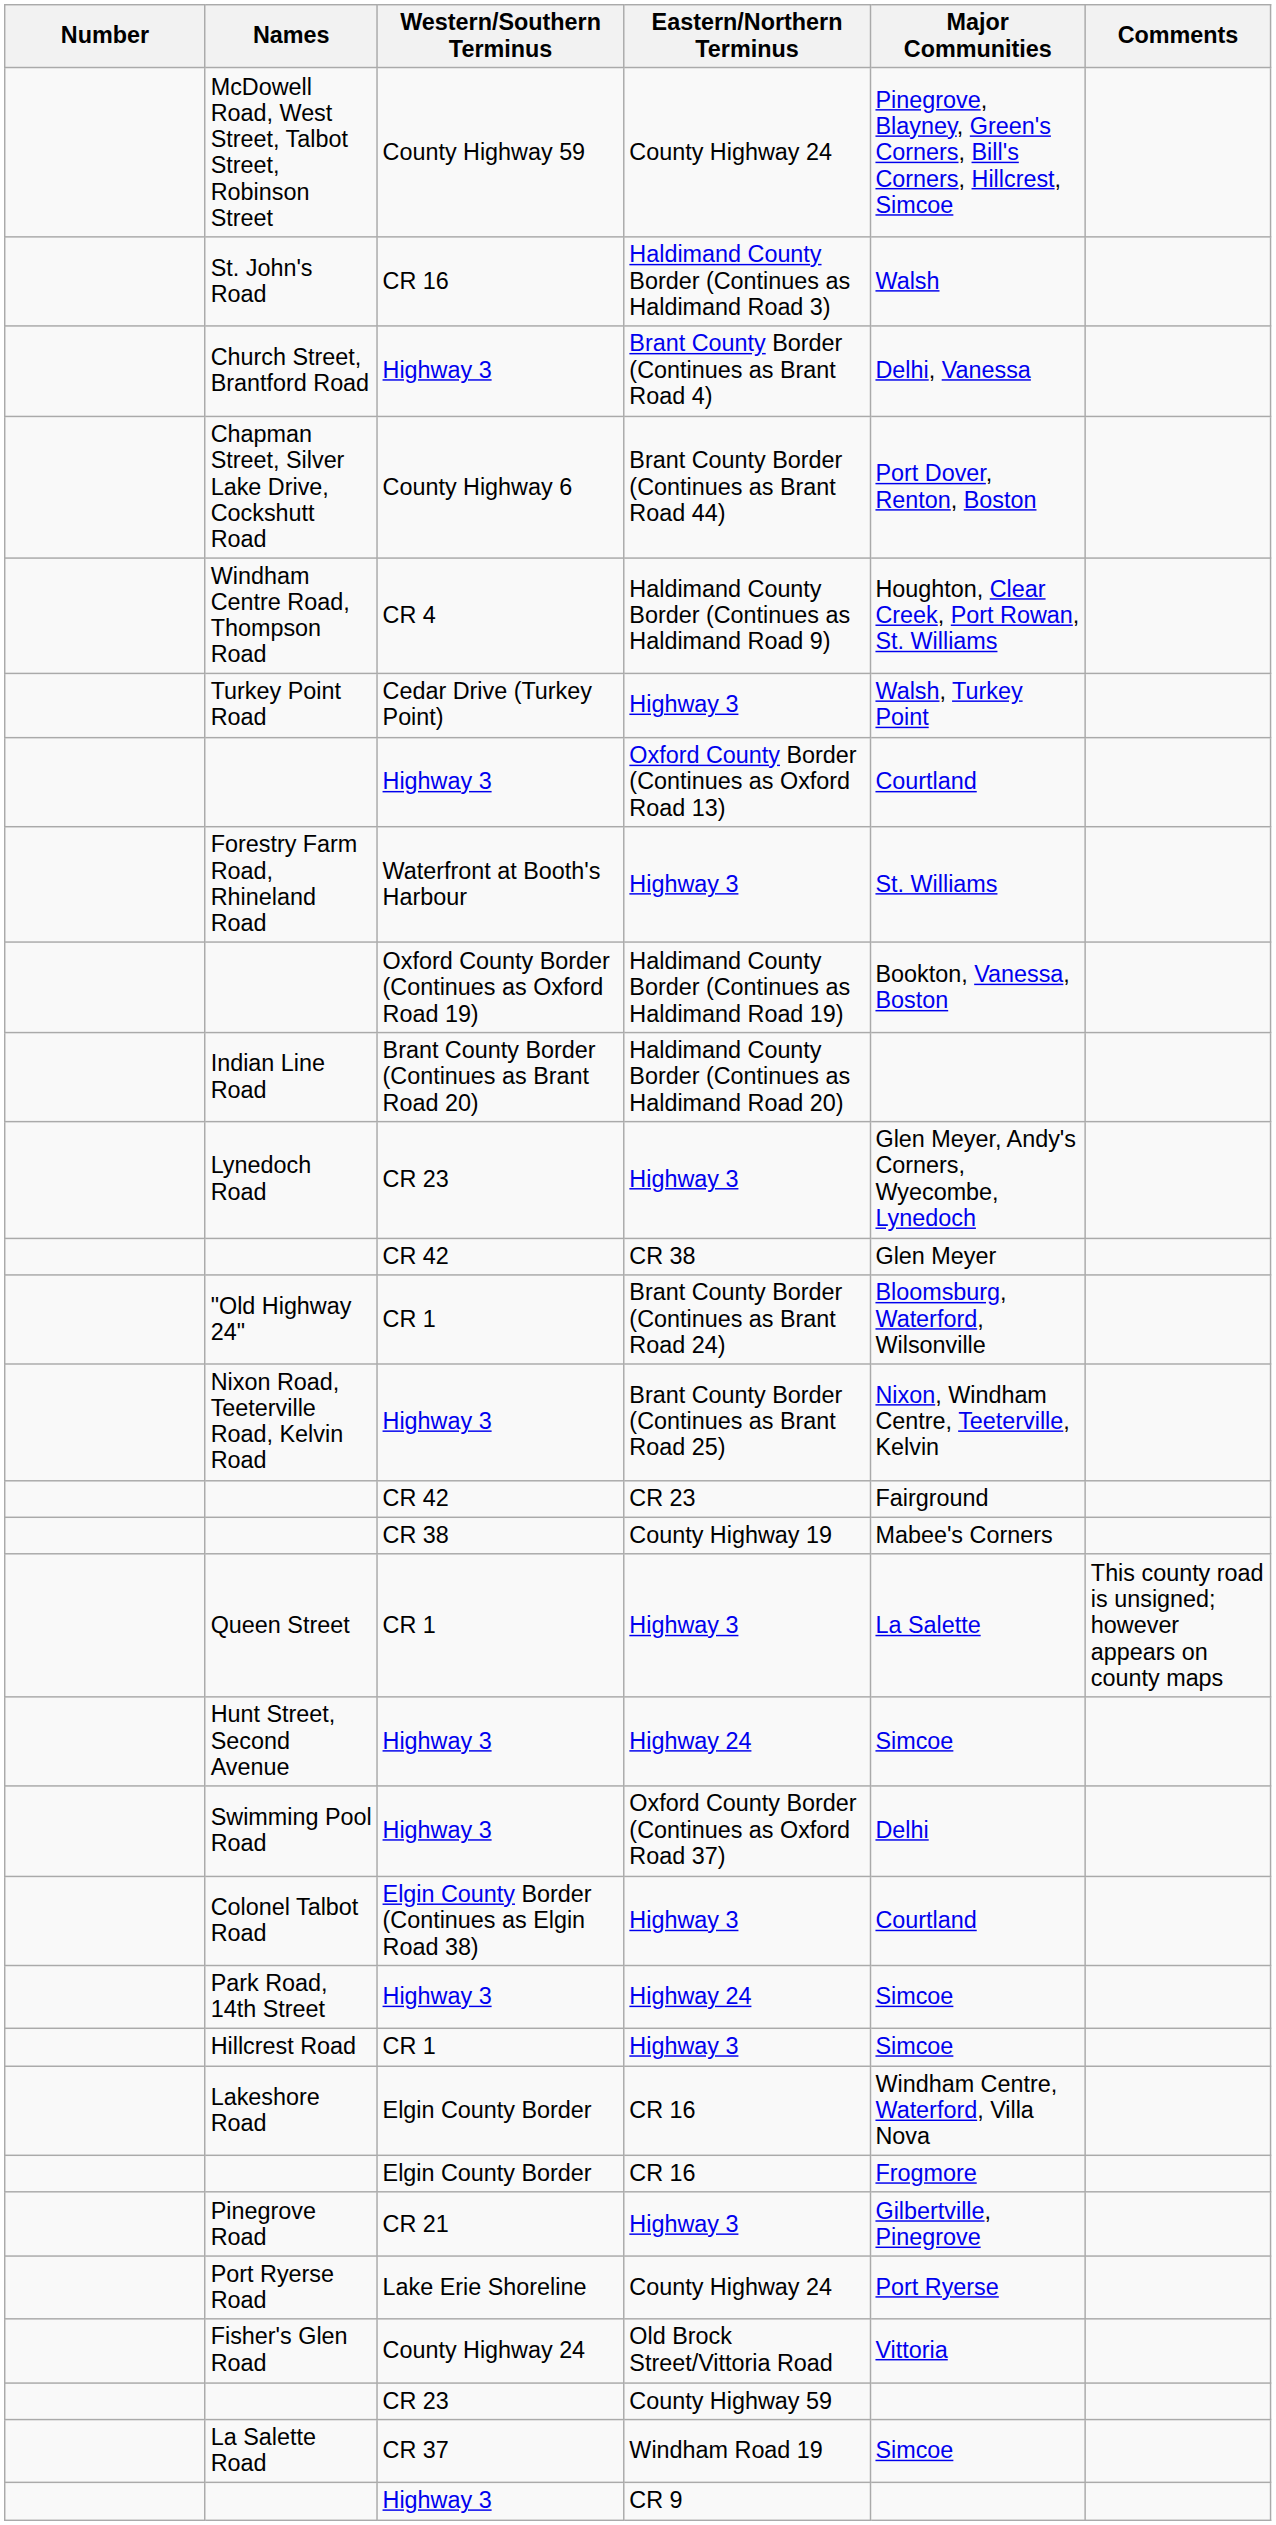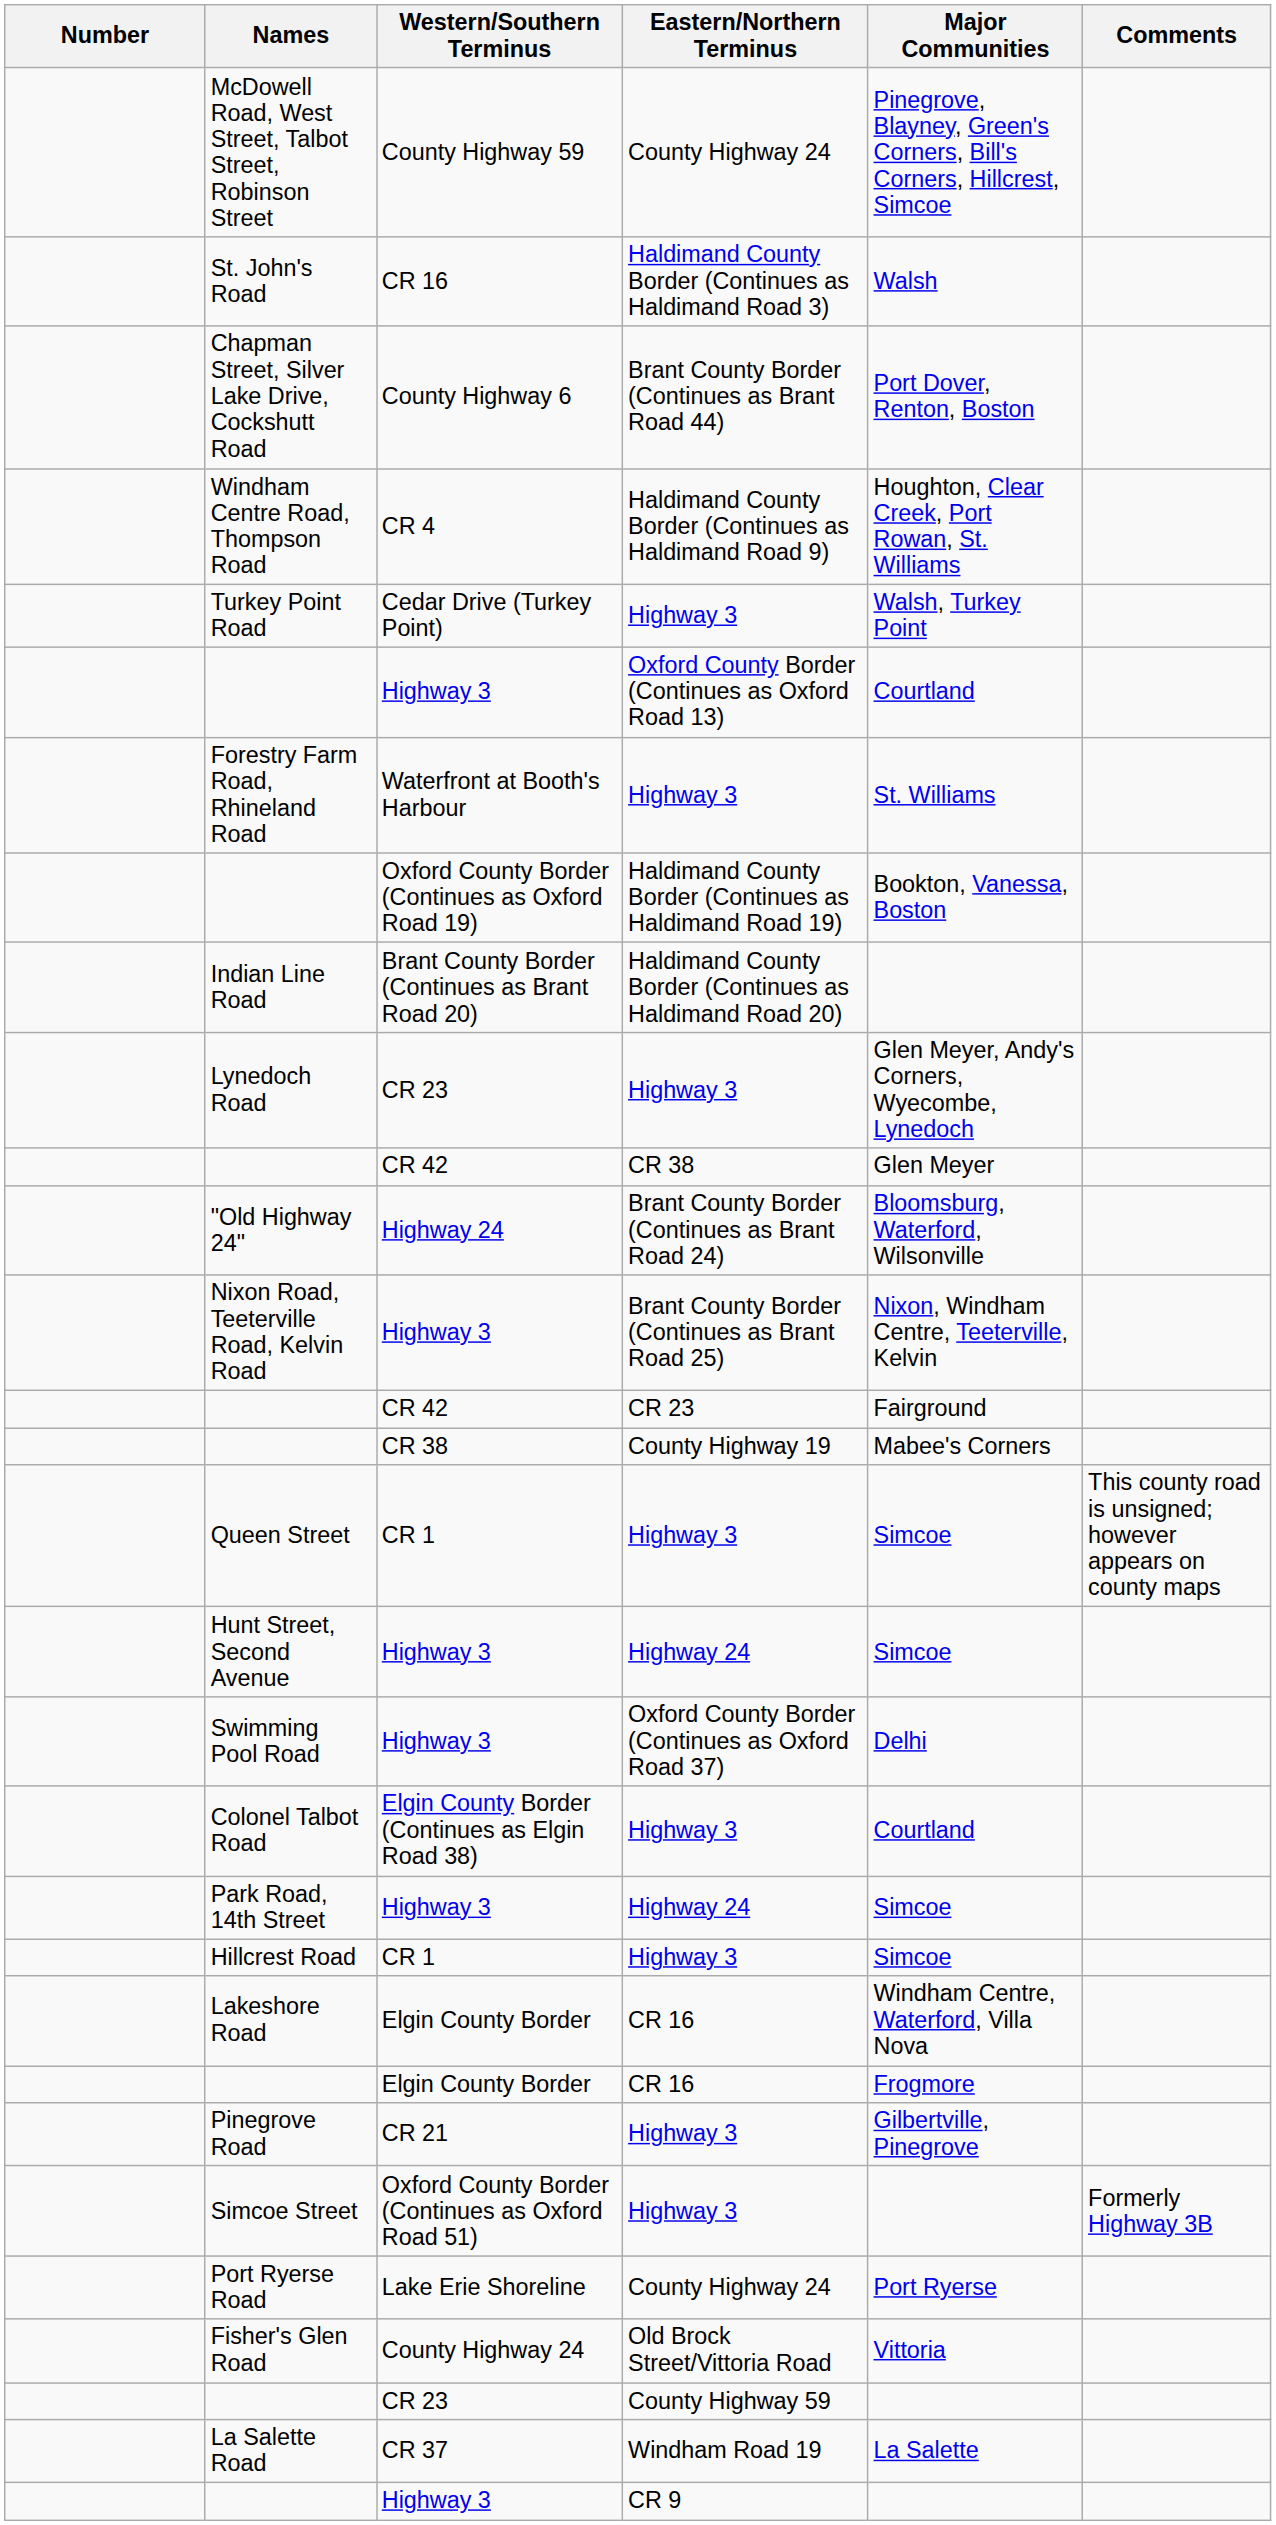- row: (290, 370)
(409, 1319) CR 1 -> (443, 1229) Highway 24
(928, 1625) La Salette -> (912, 1535) Simcoe
+ row: (284, 2210)
(914, 2450) Simcoe -> (926, 2450) La Salette
